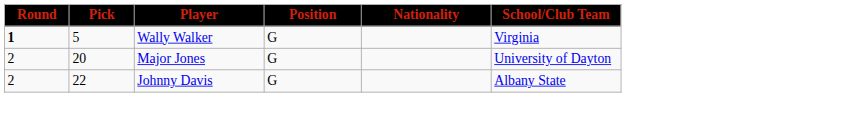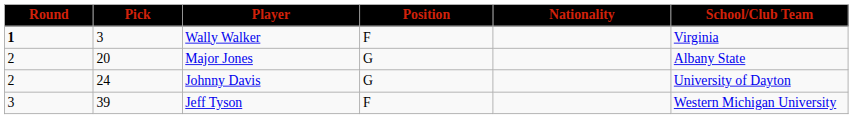(76, 37) 5 -> (100, 37) 3
(272, 37) G -> (367, 37) F
(553, 59) University of Dayton -> (710, 59) Albany State
(79, 80) 22 -> (103, 80) 24
(530, 80) Albany State -> (732, 80) University of Dayton
+ row: (214, 102)
